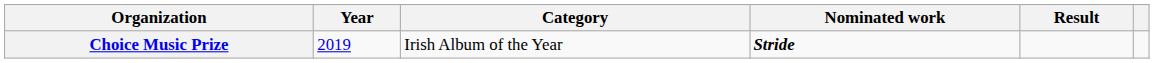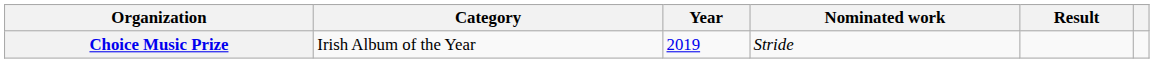columns swapped: (357, 17) <-> (575, 17)
(774, 44) bold -> (774, 44) normal
